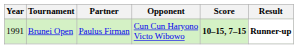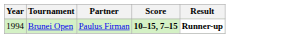- column: (166, 12)
(15, 31) 1991 -> (15, 26) 1994
